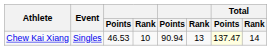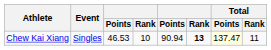(199, 39) normal -> (199, 39) bold
(254, 39) 14 -> (254, 39) 11
